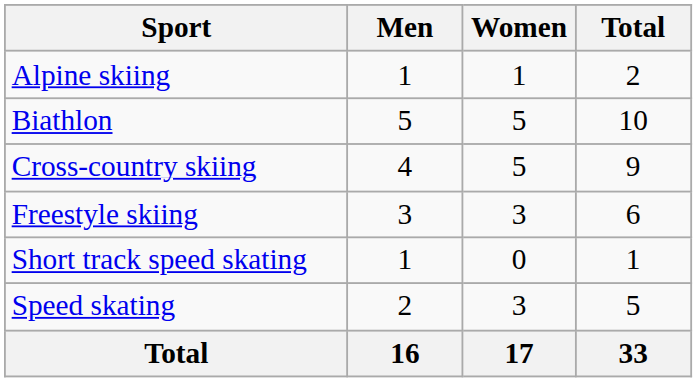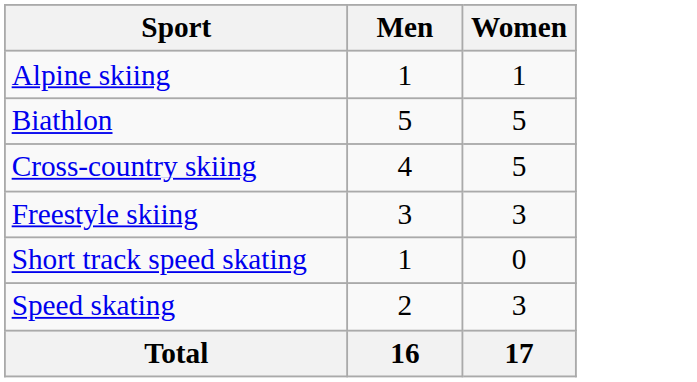- column: (633, 27)
